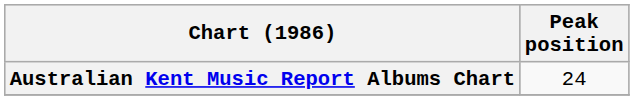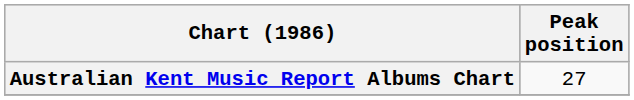(574, 79) 24 -> (574, 79) 27
